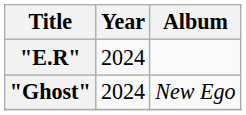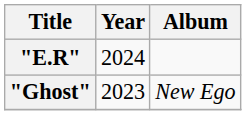(123, 92) 2024 -> (123, 92) 2023
